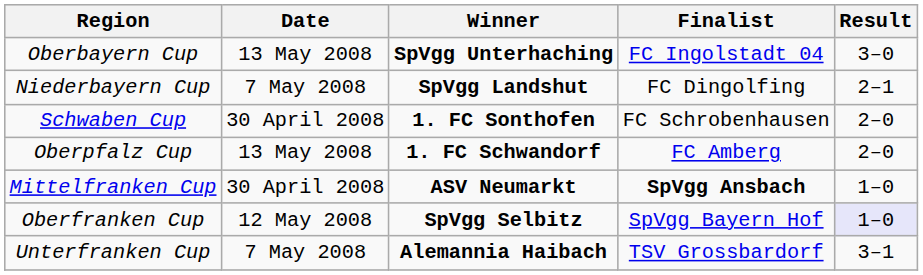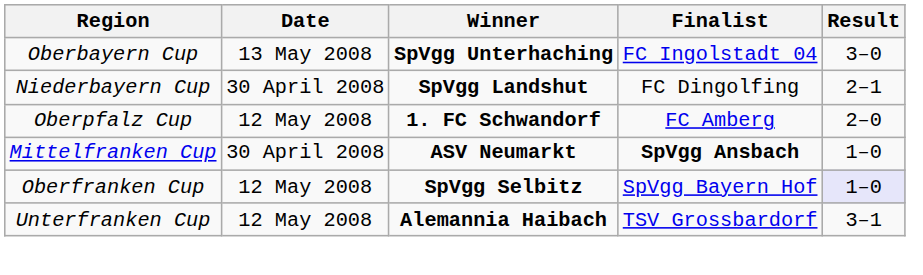(305, 87) 7 May 2008 -> (305, 87) 30 April 2008
- row: (113, 120)
(305, 154) 13 May 2008 -> (305, 120) 12 May 2008
(305, 253) 7 May 2008 -> (305, 220) 12 May 2008
